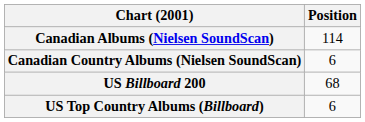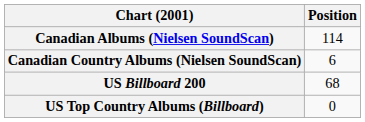(332, 106) 6 -> (332, 106) 0
